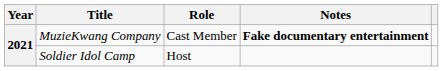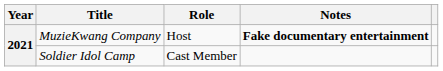(202, 35) Cast Member -> (179, 35) Host
(179, 55) Host -> (202, 55) Cast Member
